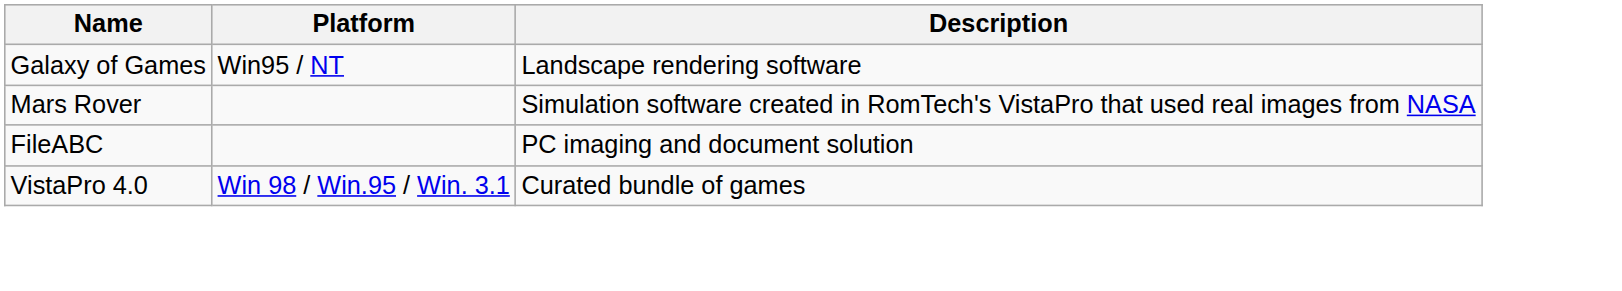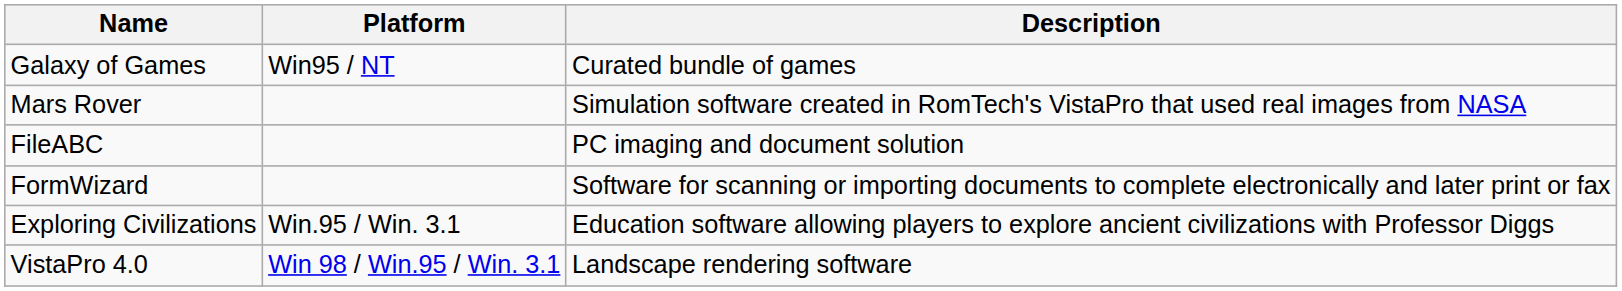(692, 64) Landscape rendering software -> (714, 64) Curated bundle of games
+ row: (79, 184)
+ row: (134, 225)
(663, 184) Curated bundle of games -> (742, 265) Landscape rendering software
